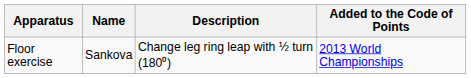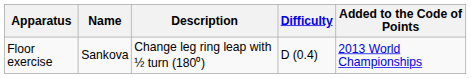+ column: (307, 20)
